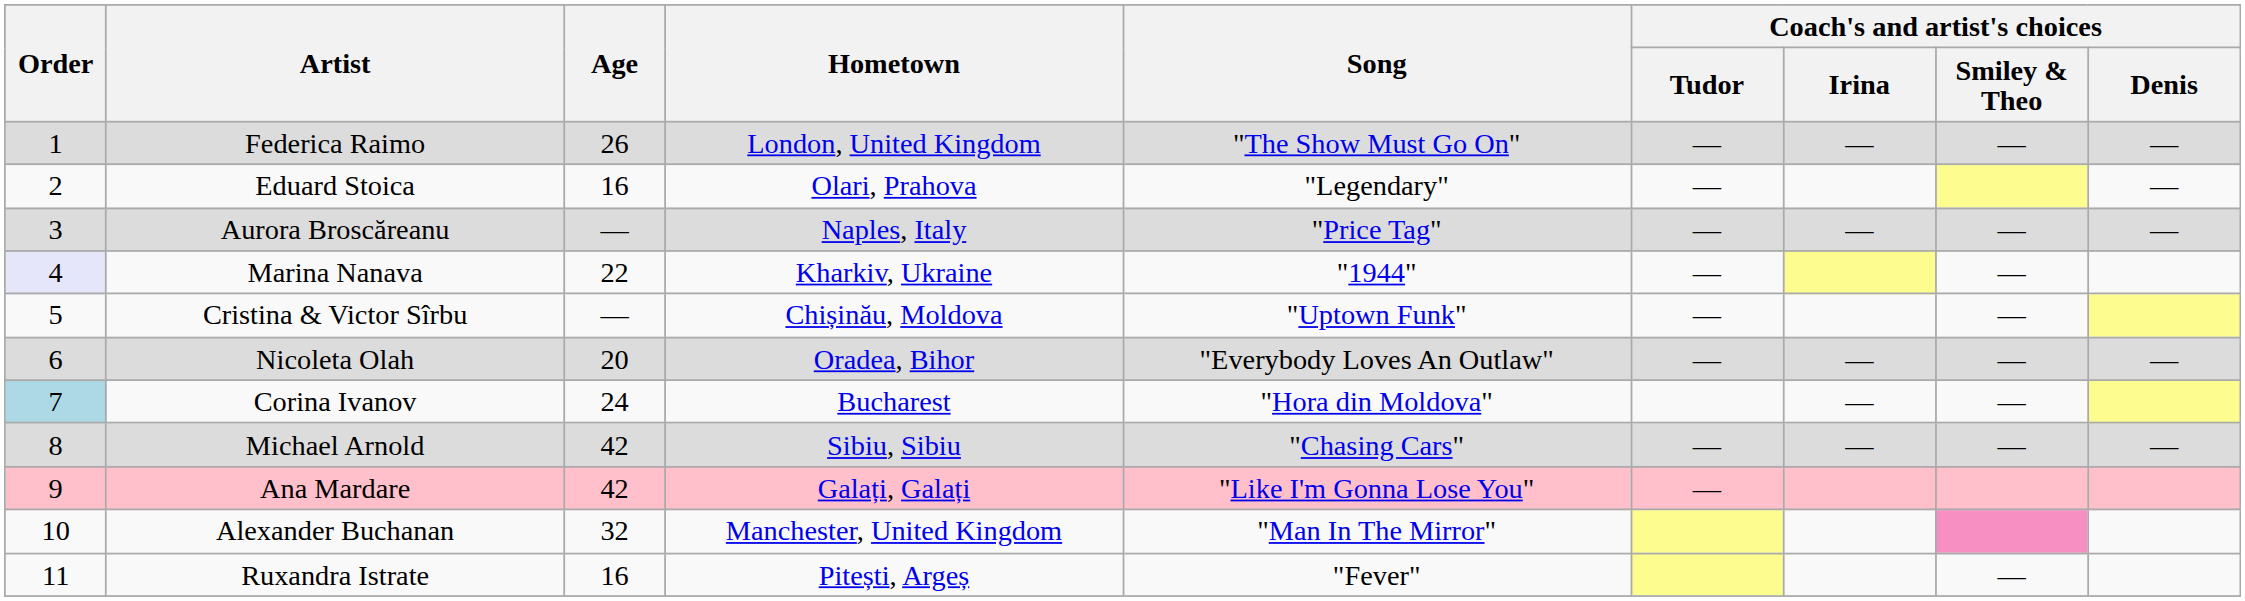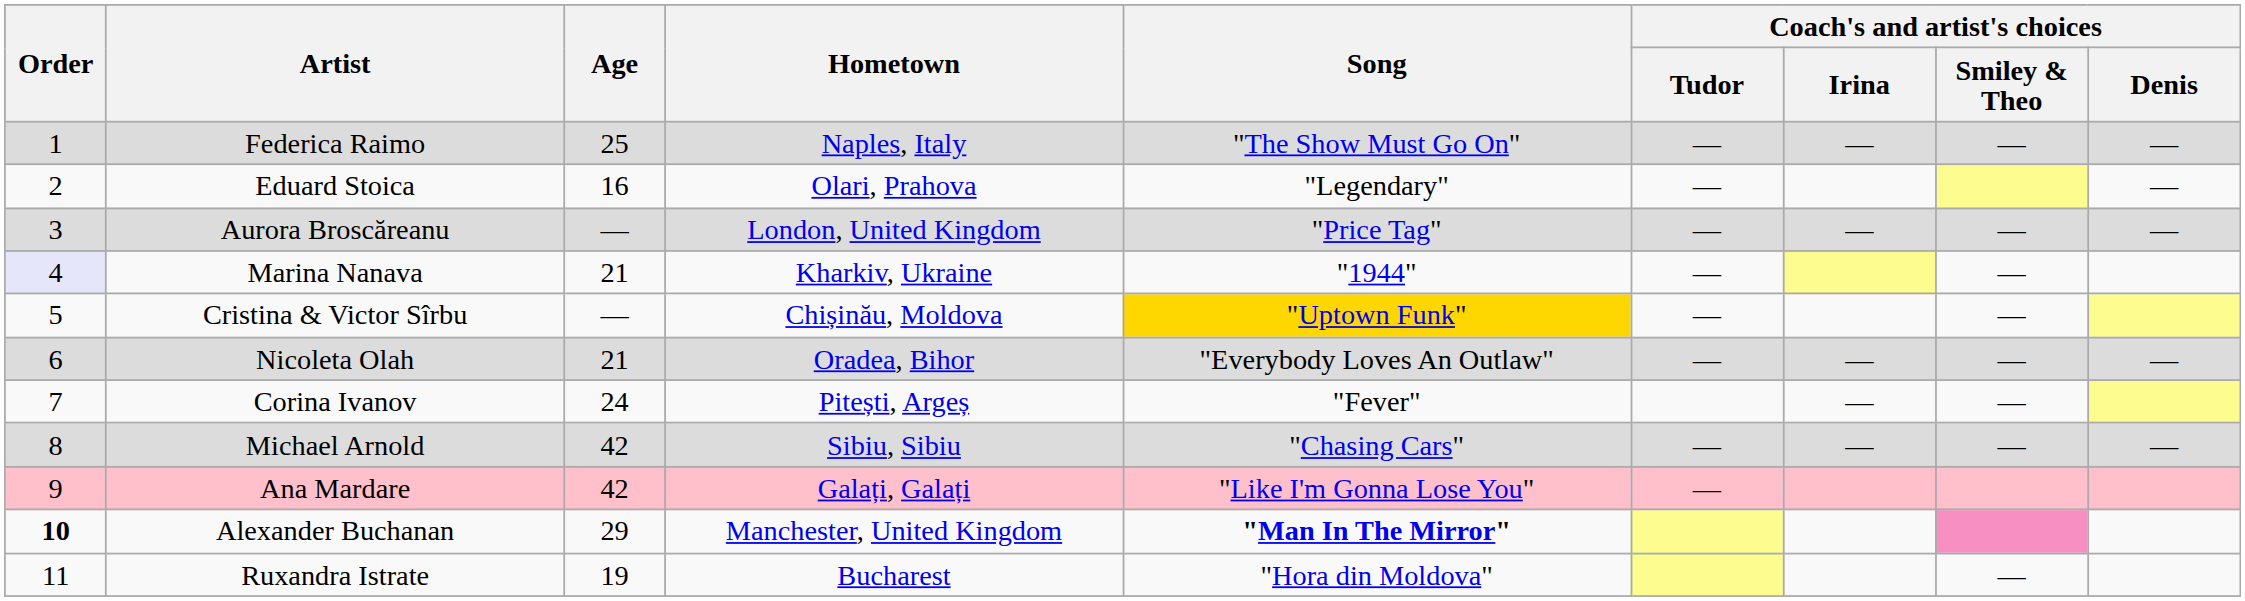(615, 143) 26 -> (615, 143) 25
(894, 143) London, United Kingdom -> (894, 143) Naples, Italy
(894, 229) Naples, Italy -> (894, 229) London, United Kingdom
(615, 272) 22 -> (615, 272) 21
(1377, 315) no background -> (1377, 315) gold background
(615, 359) 20 -> (615, 359) 21
(56, 402) lightblue background -> (56, 402) no background
(894, 402) Bucharest -> (894, 402) Pitești, Argeș
(1377, 402) "Hora din Moldova" -> (1377, 402) "Fever"
(56, 531) normal -> (56, 531) bold
(615, 531) 32 -> (615, 531) 29
(1377, 531) normal -> (1377, 531) bold
(615, 574) 16 -> (615, 574) 19
(894, 574) Pitești, Argeș -> (894, 574) Bucharest
(1377, 574) "Fever" -> (1377, 574) "Hora din Moldova"
